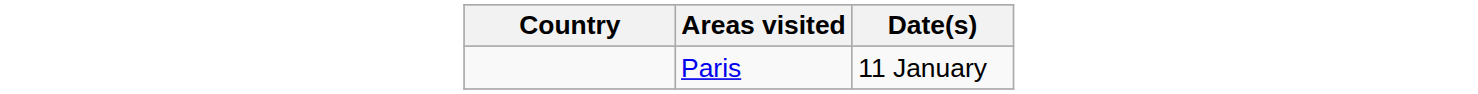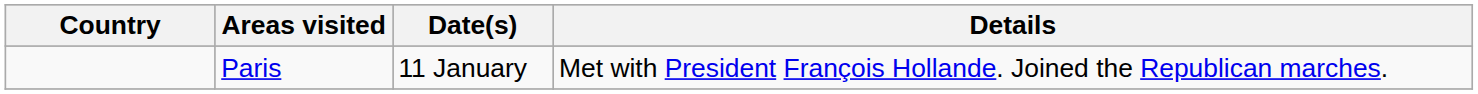+ column: (1013, 25)
